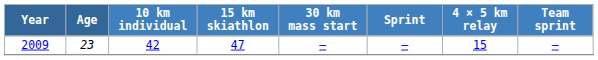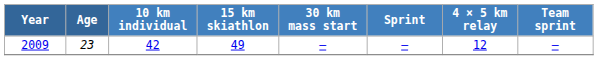(238, 46) 47 -> (238, 46) 49
(480, 46) 15 -> (480, 46) 12
